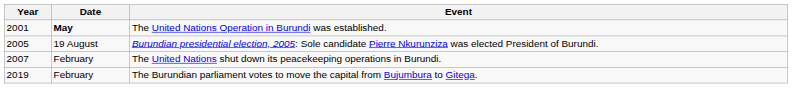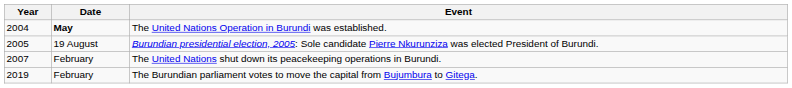(18, 28) 2001 -> (18, 28) 2004
